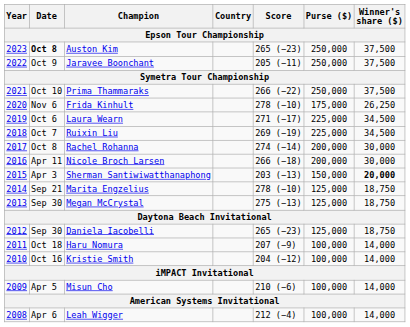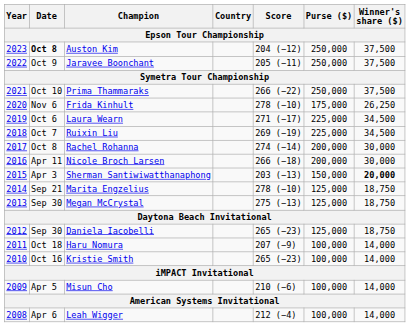(278, 49) 265 (−23) -> (278, 49) 204 (−12)
(278, 259) 204 (−12) -> (278, 259) 265 (−23)
